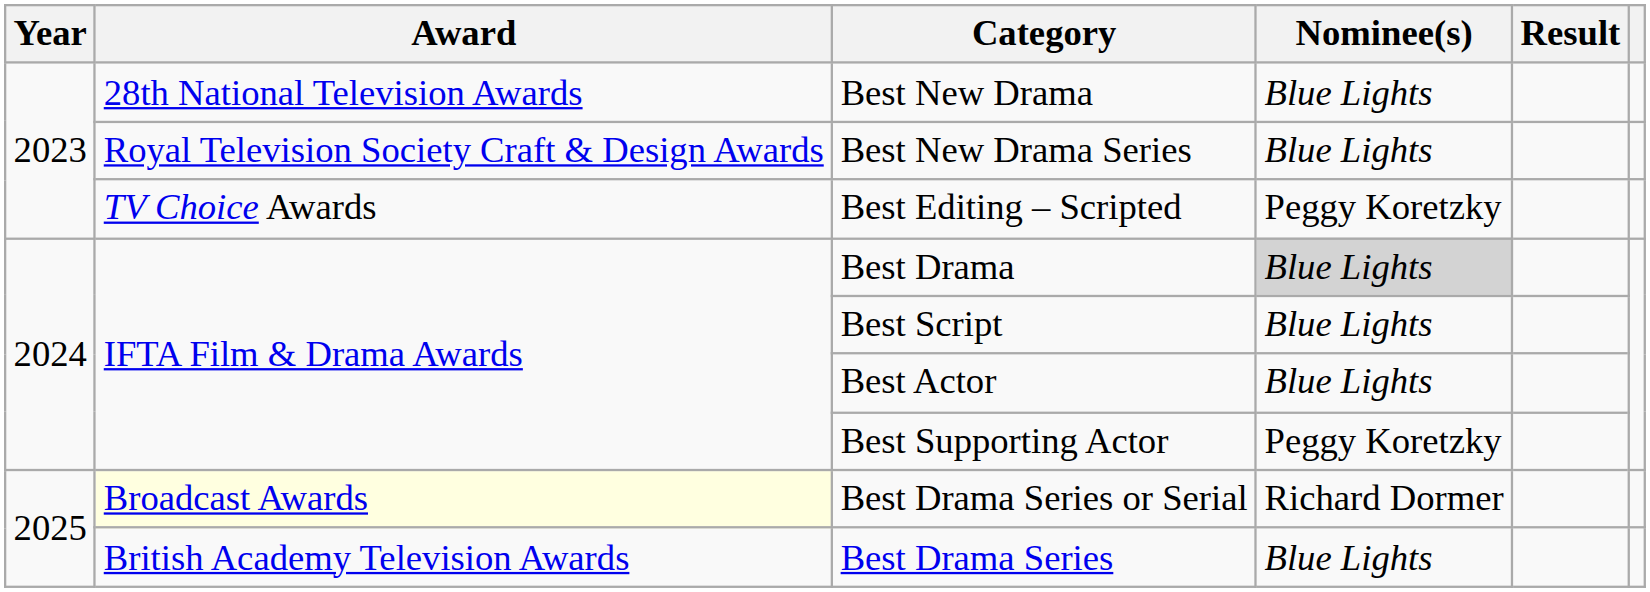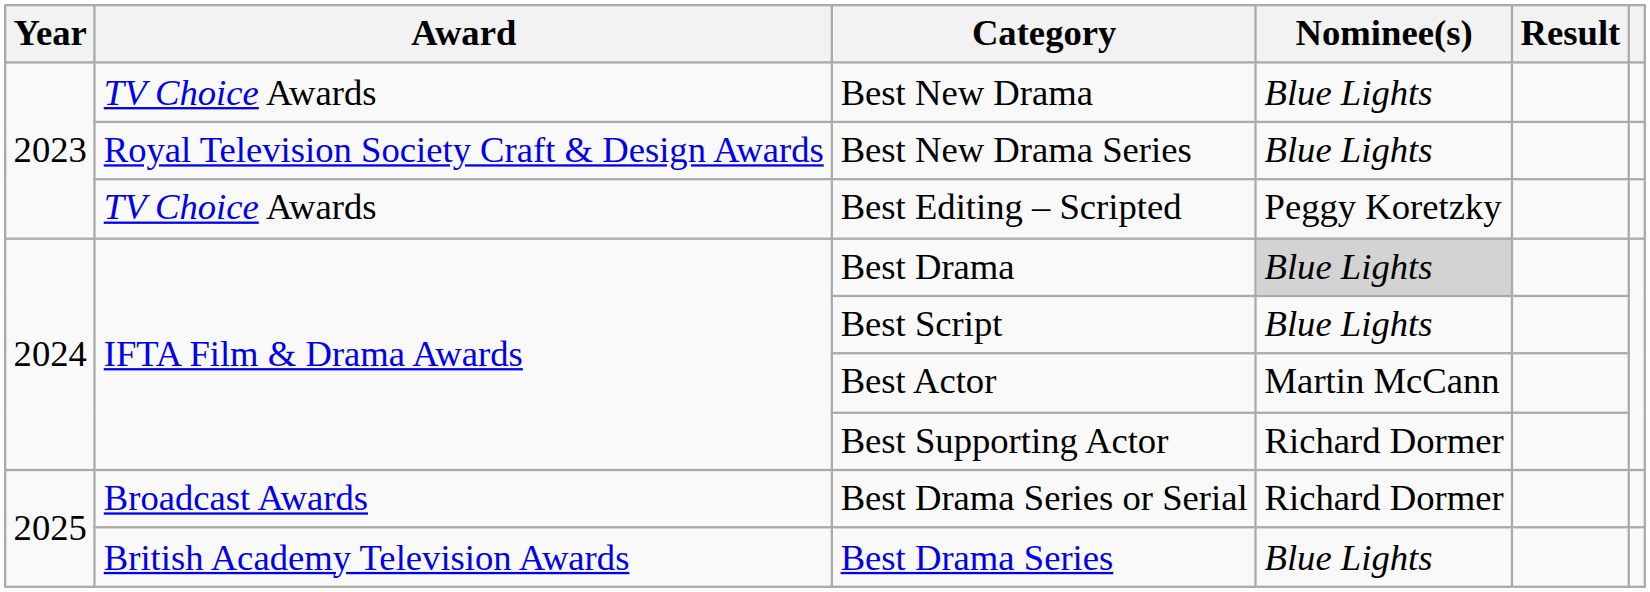(343, 91) 28th National Television Awards -> (240, 91) TV Choice Awards
(1349, 382) Blue Lights -> (1382, 382) Martin McCann
(1383, 440) Peggy Koretzky -> (1384, 440) Richard Dormer
(236, 498) lightyellow background -> (236, 498) no background
